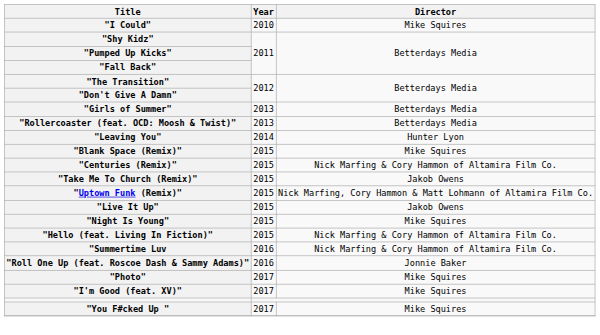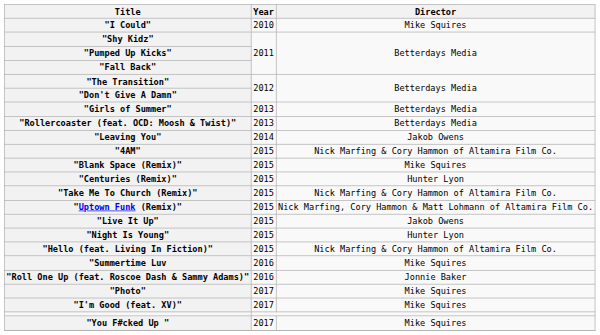(436, 137) Hunter Lyon -> (436, 137) Jakob Owens
+ row: (128, 151)
(436, 165) Nick Marfing & Cory Hammon of Altamira Film Co. -> (436, 179) Hunter Lyon
(436, 179) Jakob Owens -> (436, 193) Nick Marfing & Cory Hammon of Altamira Film Co.
(436, 221) Mike Squires -> (436, 235) Hunter Lyon
(436, 249) Nick Marfing & Cory Hammon of Altamira Film Co. -> (436, 263) Mike Squires
